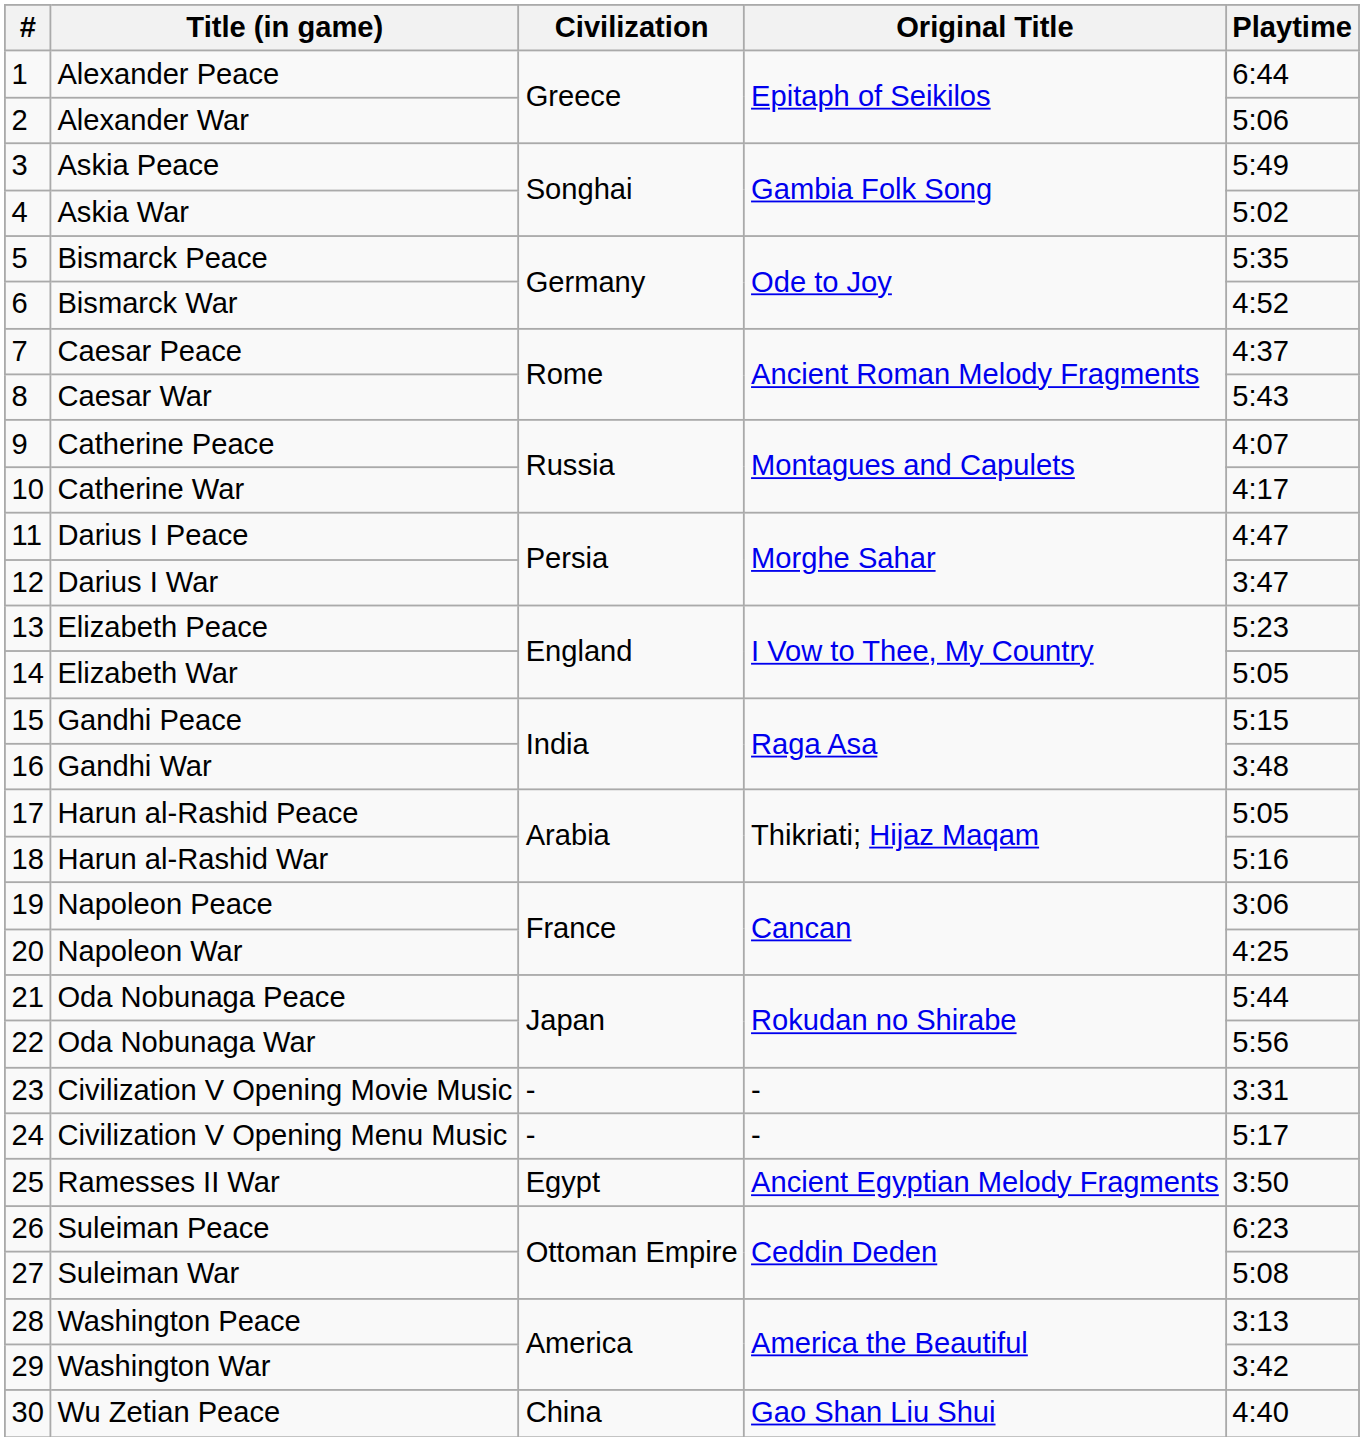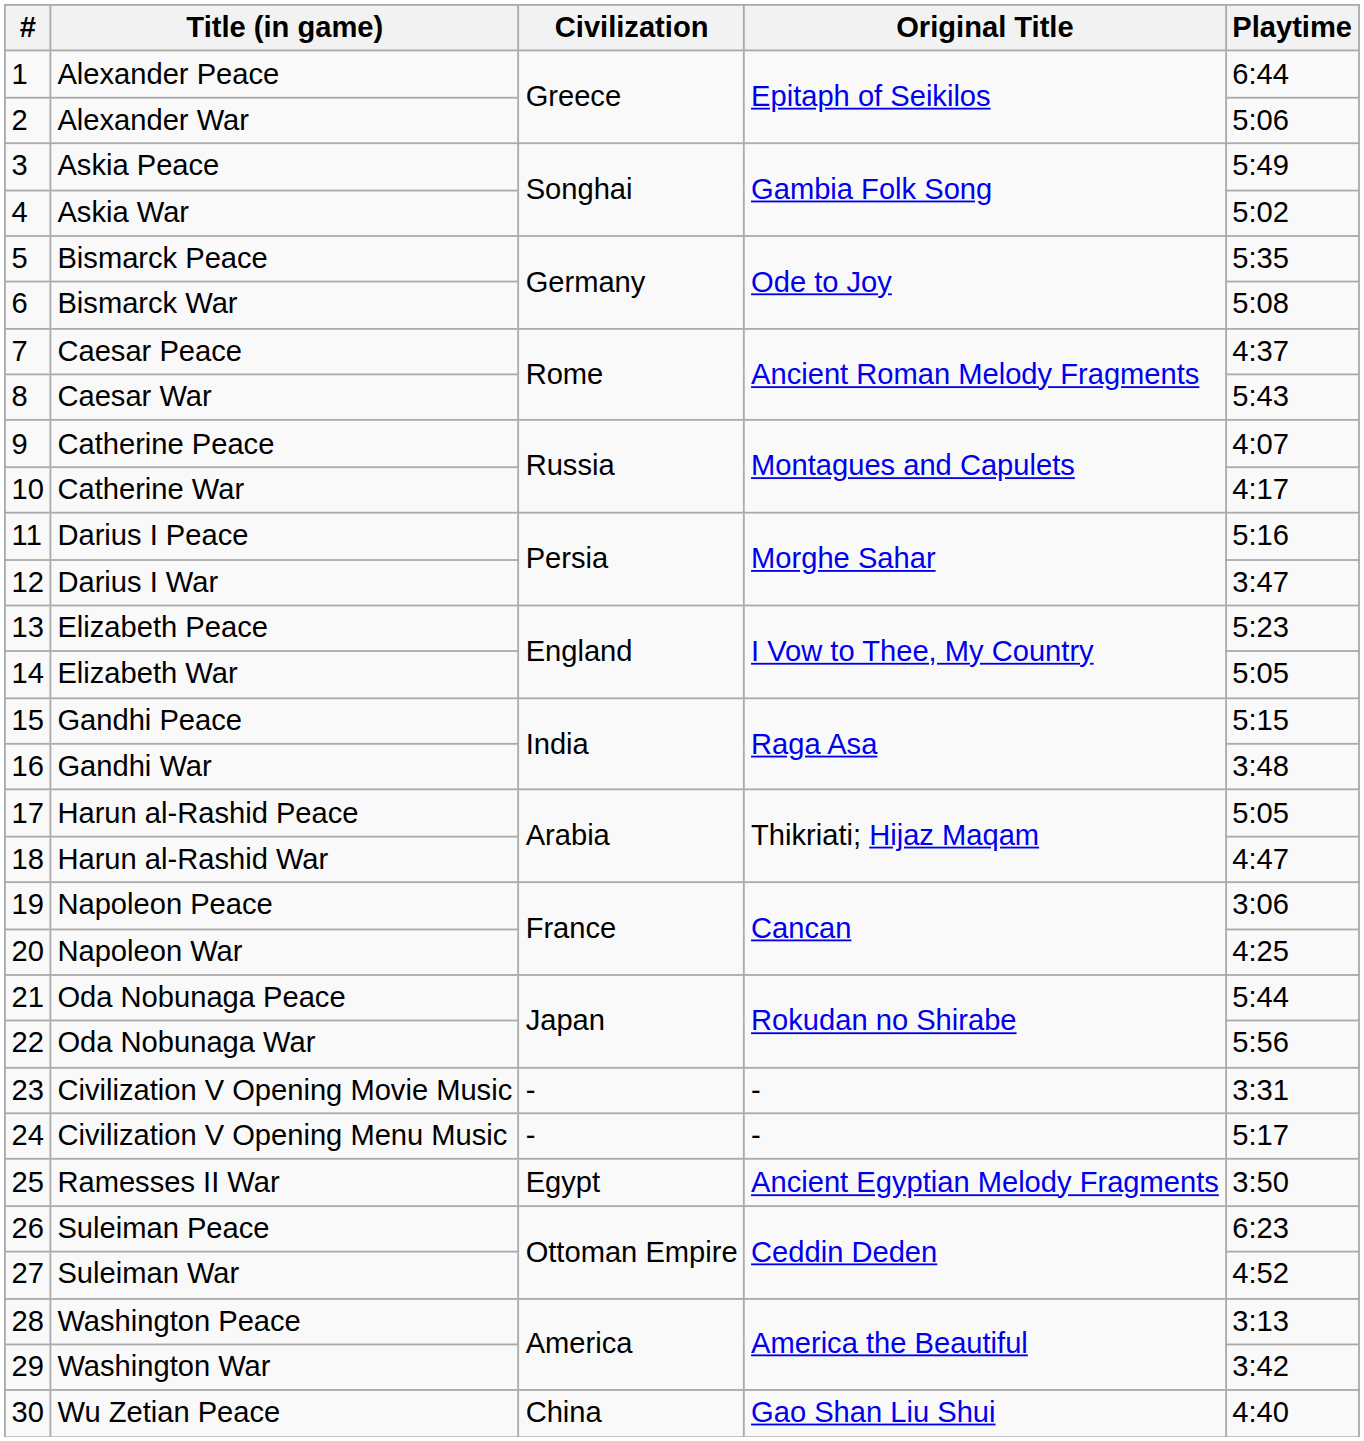(1261, 304) 4:52 -> (1261, 304) 5:08
(1261, 535) 4:47 -> (1261, 535) 5:16
(1261, 858) 5:16 -> (1261, 858) 4:47
(1261, 1274) 5:08 -> (1261, 1274) 4:52
